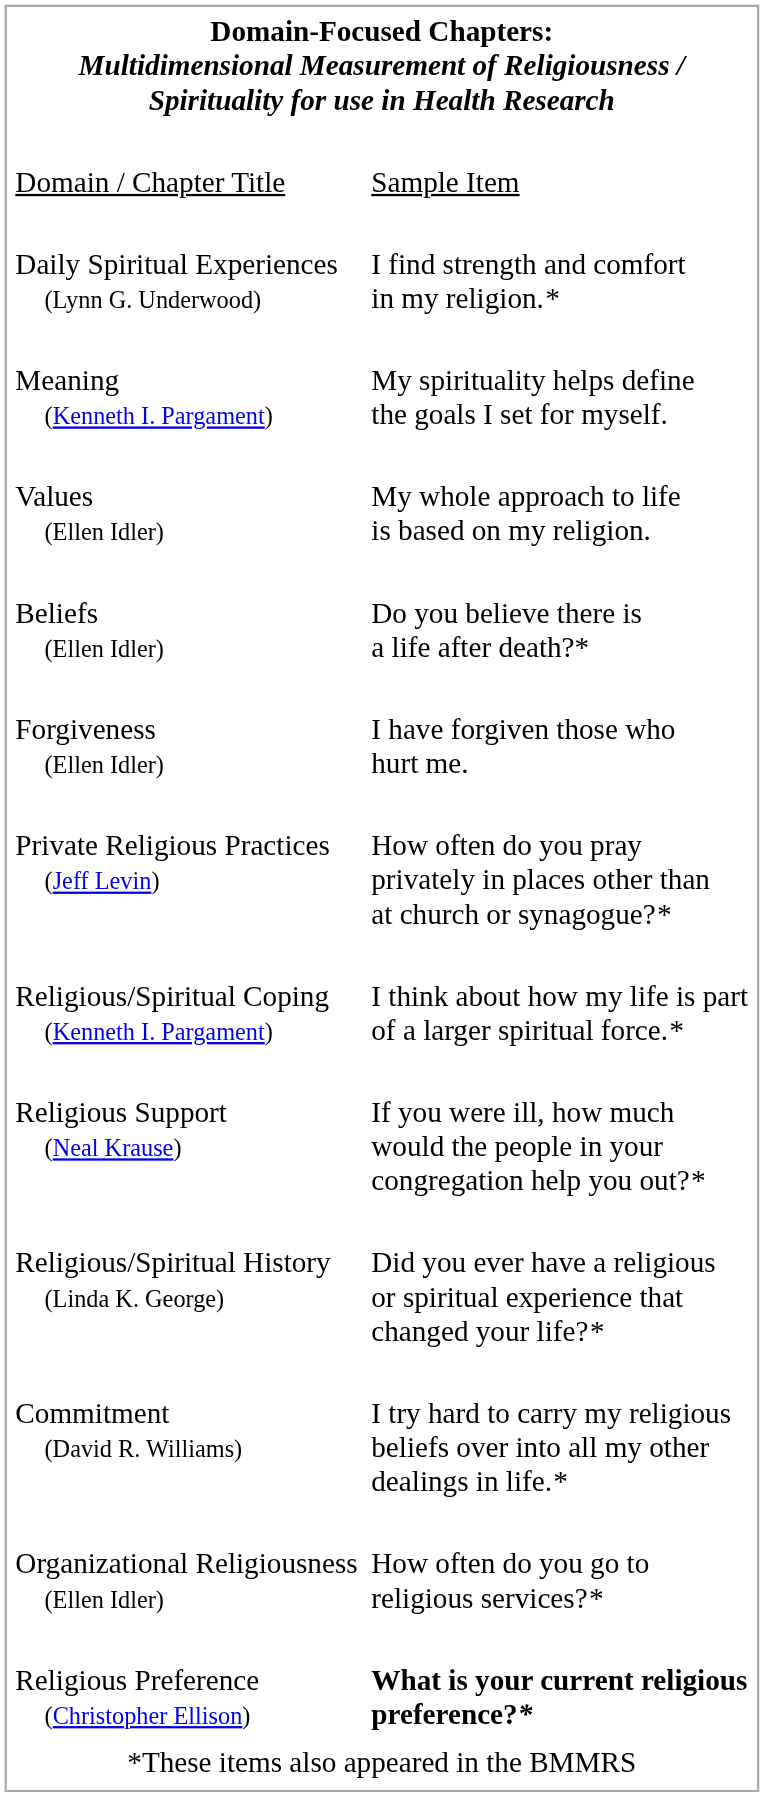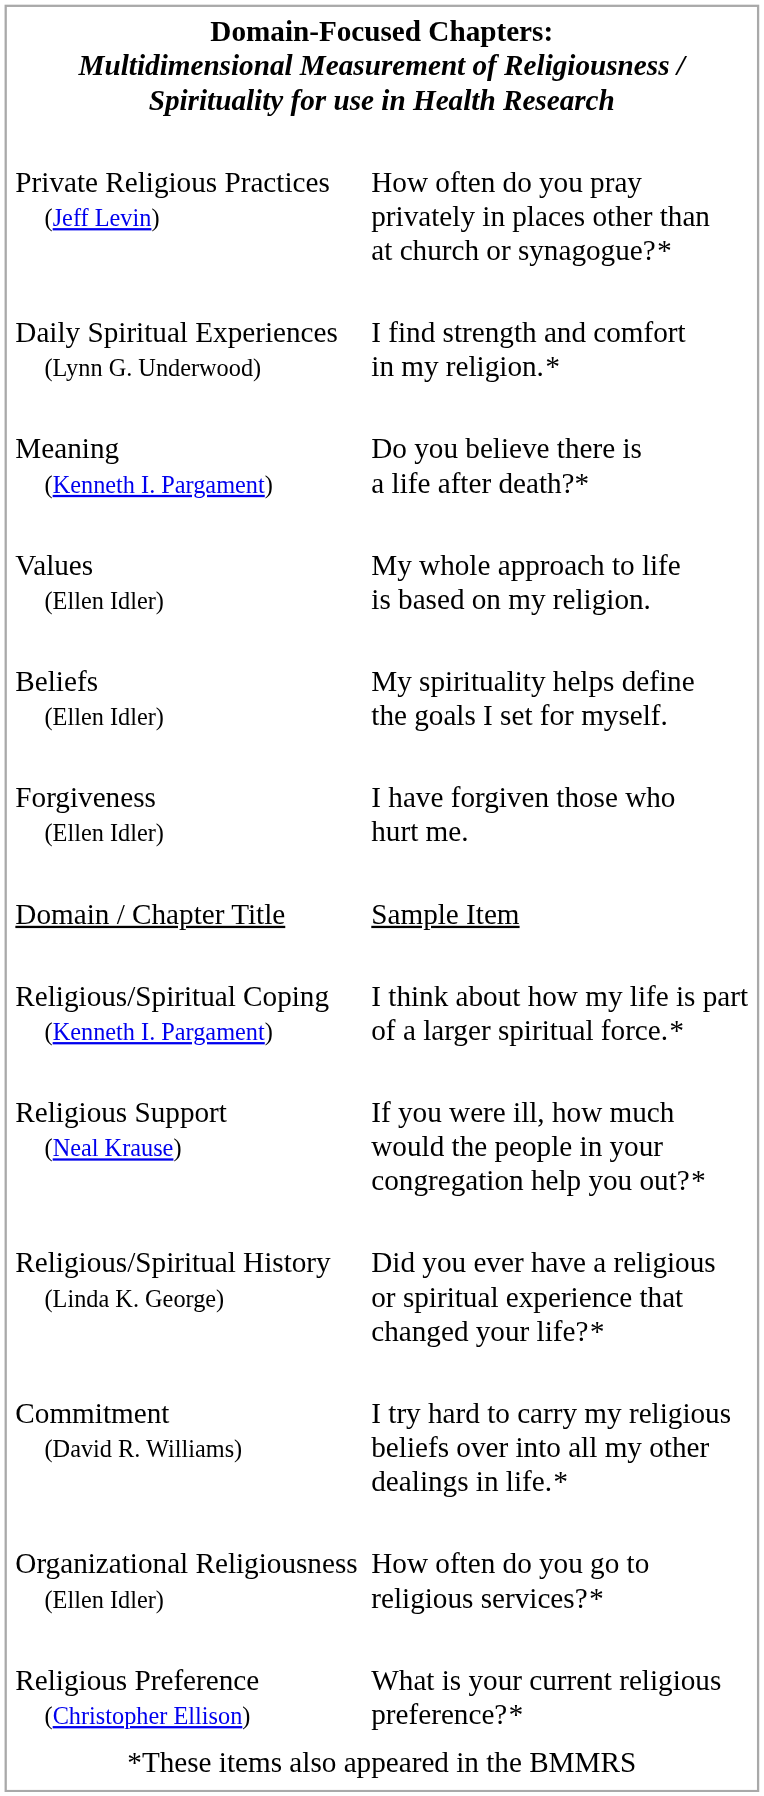rows swapped: (150, 182) <-> (173, 863)
(533, 398) My spirituality helps define the goals I set for myself. -> (507, 466) Do you believe there is a life after death?*
(507, 630) Do you believe there is a life after death?* -> (533, 699) My spirituality helps define the goals I set for myself.
(559, 1697) bold -> (546, 1697) normal
